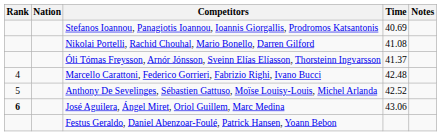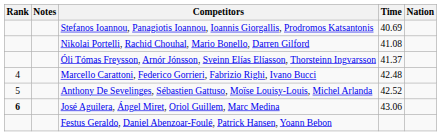columns swapped: (47, 12) <-> (423, 12)
